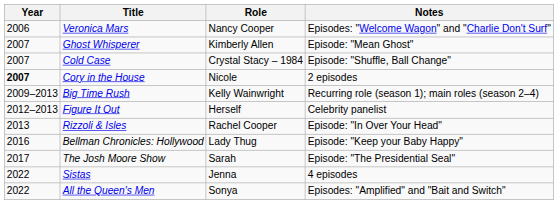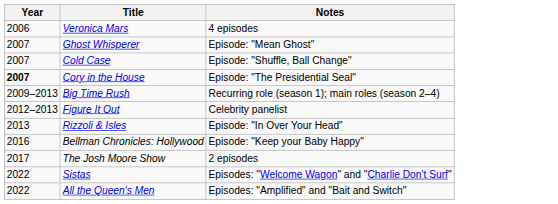- column: (256, 12)
(429, 28) Episodes: "Welcome Wagon" and "Charlie Don't Surf" -> (233, 28) 4 episodes
(332, 77) 2 episodes -> (282, 77) Episode: "The Presidential Seal"
(381, 158) Episode: "The Presidential Seal" -> (233, 158) 2 episodes
(332, 175) 4 episodes -> (330, 175) Episodes: "Welcome Wagon" and "Charlie Don't Surf"
